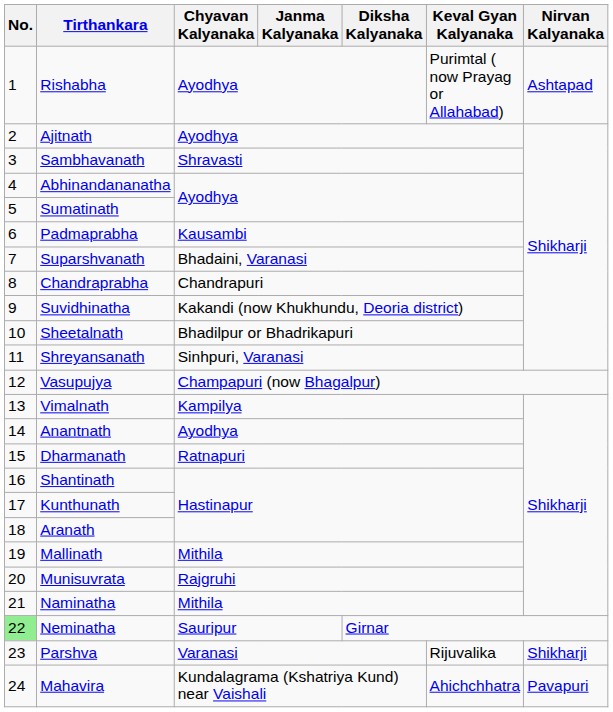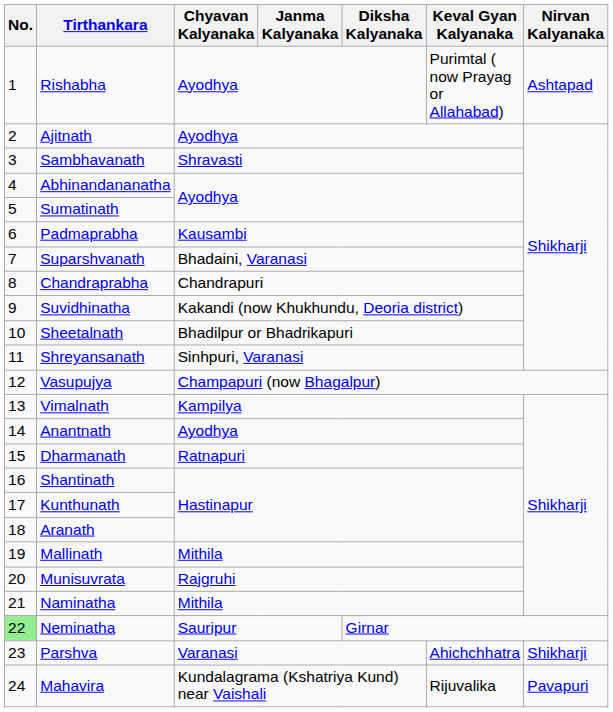(463, 652) Rijuvalika -> (475, 652) Ahichchhatra
(475, 686) Ahichchhatra -> (463, 686) Rijuvalika
